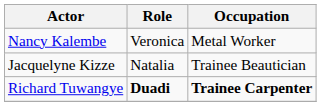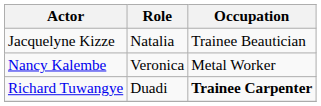rows swapped: (57, 40) <-> (61, 64)
(150, 88) bold -> (149, 88) normal
